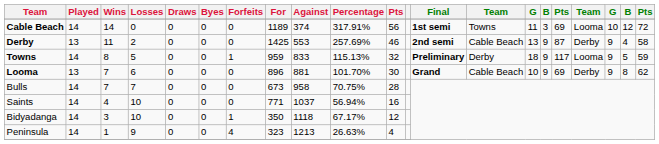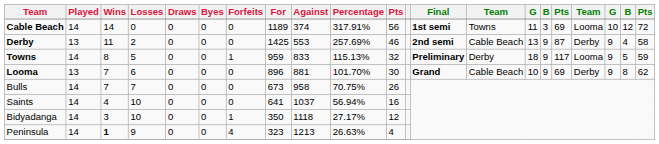(394, 86) 28 -> (394, 86) 26
(276, 101) 771 -> (276, 101) 641
(349, 116) 67.17% -> (349, 116) 27.17%
(106, 131) normal -> (106, 131) bold
